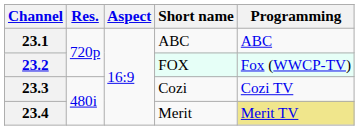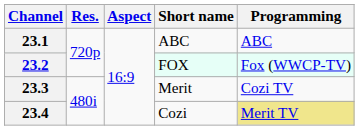(173, 88) Cozi -> (175, 88) Merit
(175, 112) Merit -> (173, 112) Cozi
